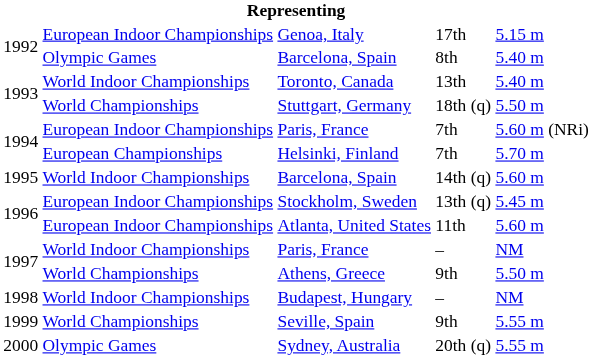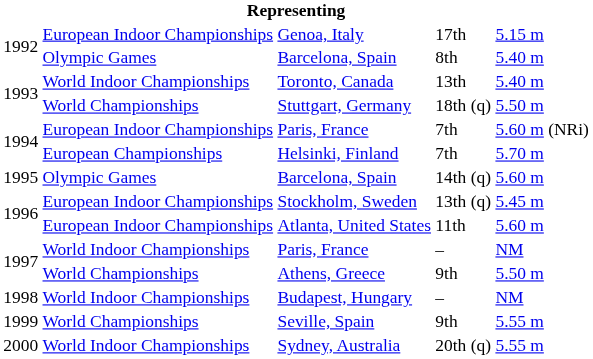(146, 177) World Indoor Championships -> (99, 177) Olympic Games
(99, 345) Olympic Games -> (146, 345) World Indoor Championships
